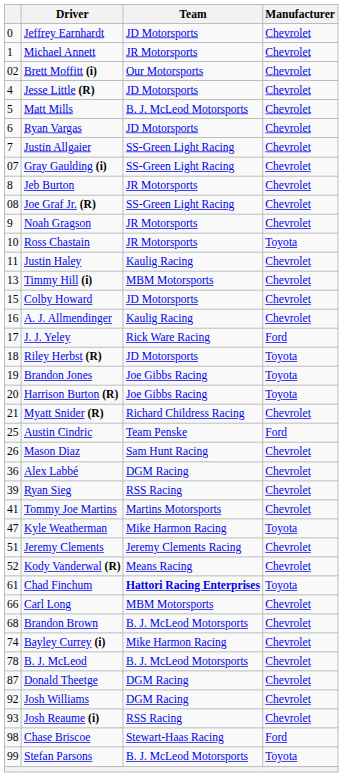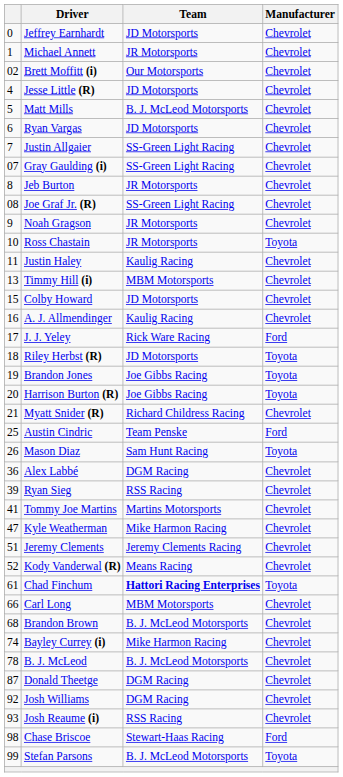(288, 452) Chevrolet -> (281, 452) Toyota
(281, 528) Toyota -> (288, 528) Chevrolet
